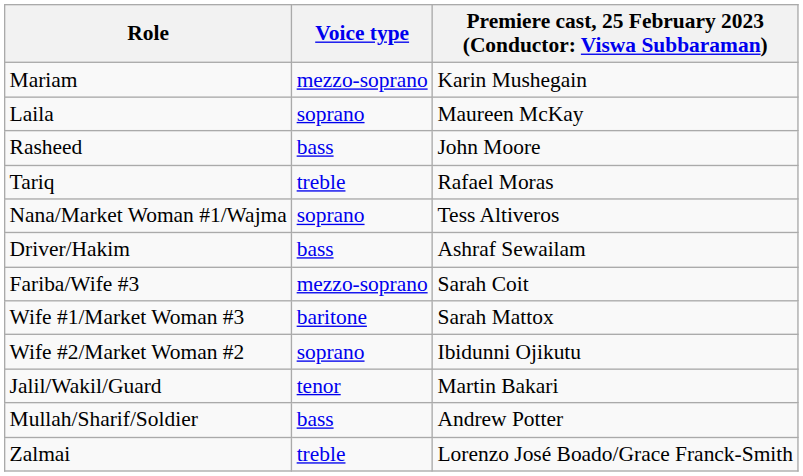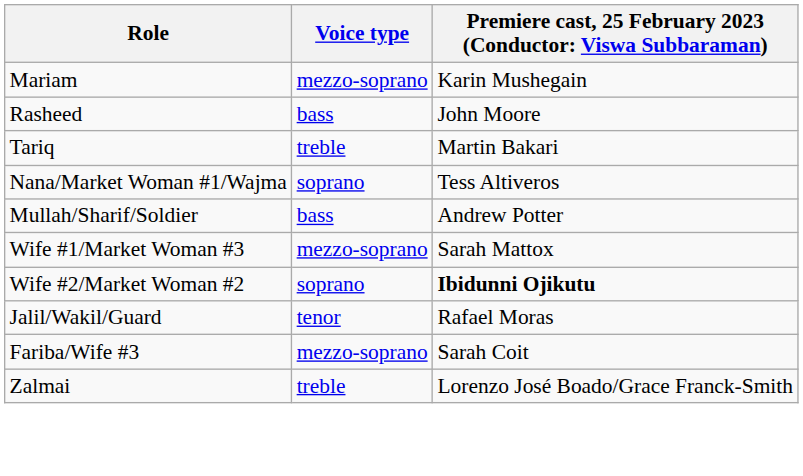- row: (32, 113)
(496, 181) Rafael Moras -> (498, 147) Martin Bakari
- row: (70, 249)
rows swapped: (74, 283) <-> (104, 419)
(332, 317) baritone -> (362, 249) mezzo-soprano
(509, 351) normal -> (516, 283) bold
(498, 385) Martin Bakari -> (496, 317) Rafael Moras
